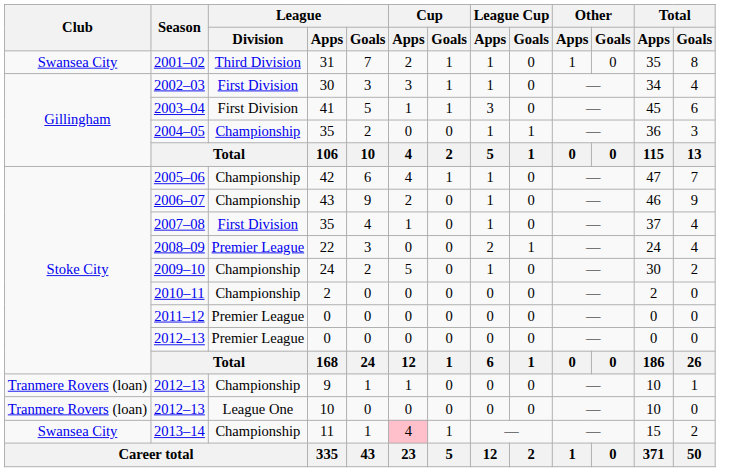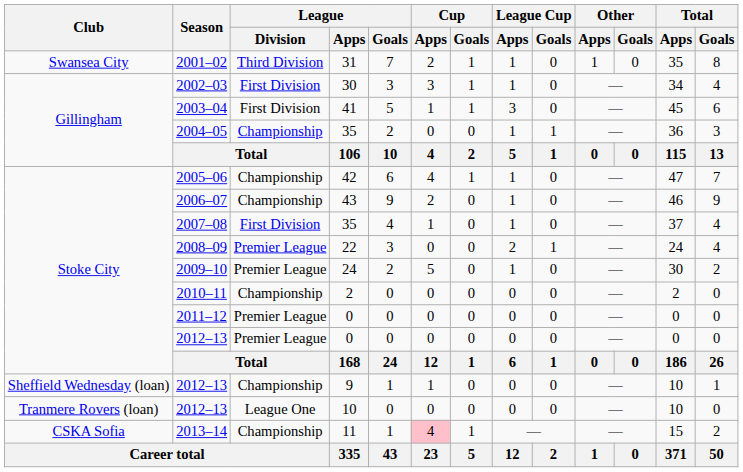(258, 270) Championship -> (280, 270) Premier League
(77, 385) Tranmere Rovers (loan) -> (89, 385) Sheffield Wednesday (loan)
(77, 431) Swansea City -> (89, 431) CSKA Sofia
